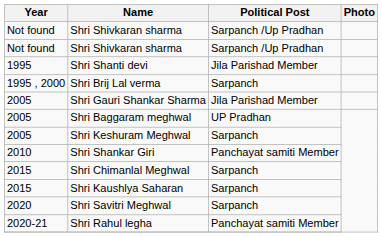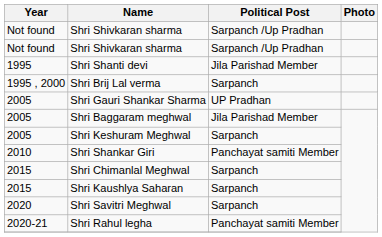(264, 100) Jila Parishad Member -> (241, 100) UP Pradhan
(241, 118) UP Pradhan -> (264, 118) Jila Parishad Member
